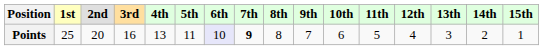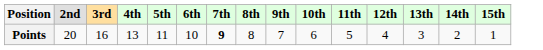- column: (68, 14)
(219, 34) lavender background -> (192, 34) no background
